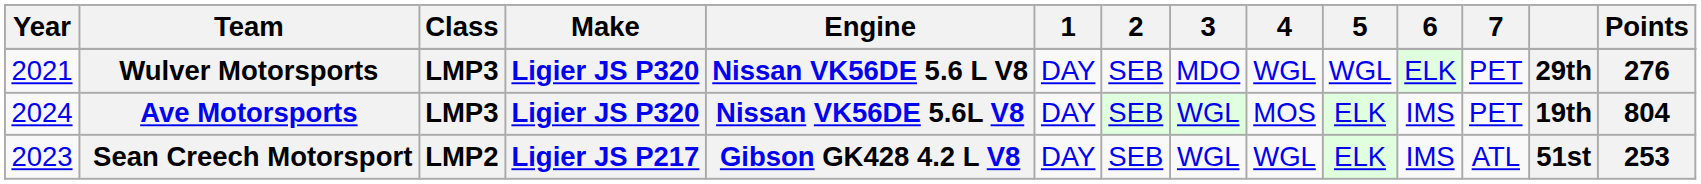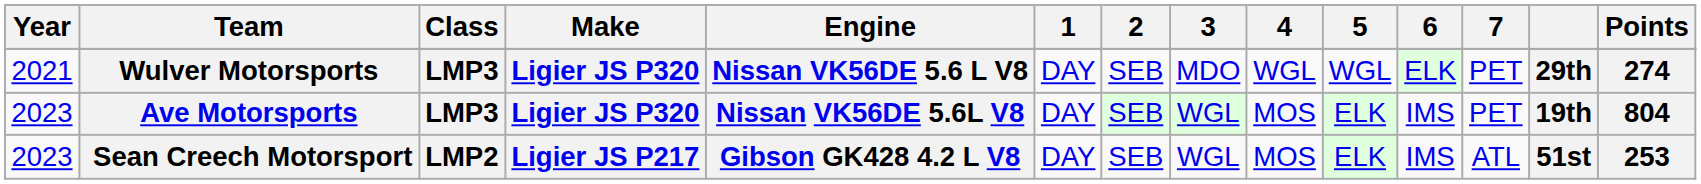(1647, 71) 276 -> (1647, 71) 274
(42, 114) 2024 -> (42, 114) 2023
(1285, 157) WGL -> (1285, 157) MOS
